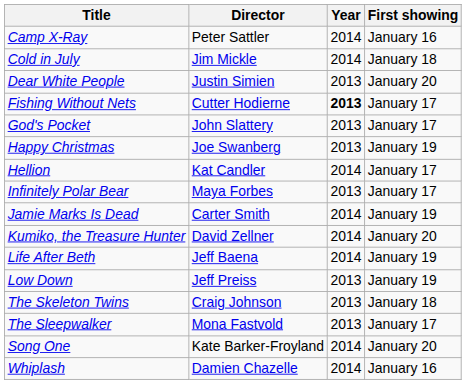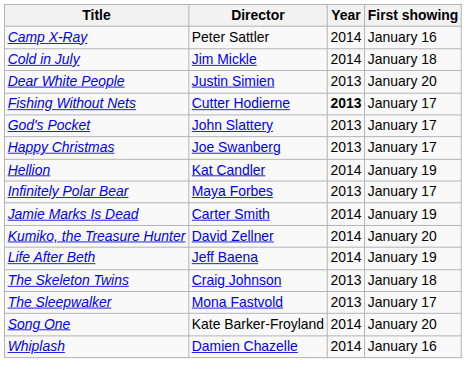(402, 147) January 19 -> (402, 147) January 17
(402, 170) January 17 -> (402, 170) January 19
- row: (40, 280)
